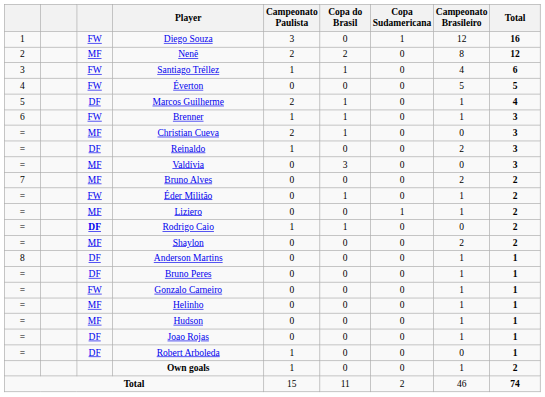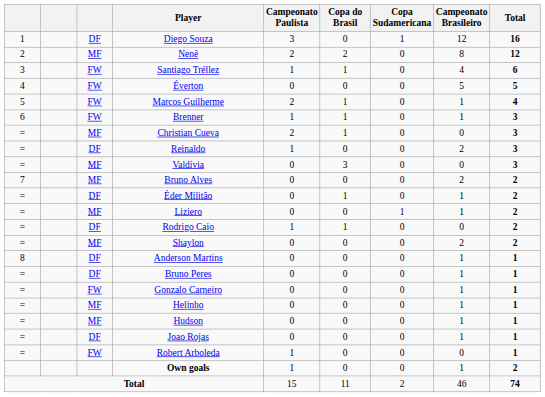(95, 39) FW -> (95, 39) DF
(95, 102) DF -> (95, 102) FW
(95, 196) FW -> (95, 196) DF
(95, 227) bold -> (95, 227) normal
(95, 353) DF -> (95, 353) FW
